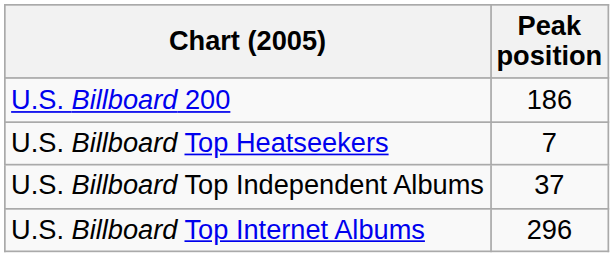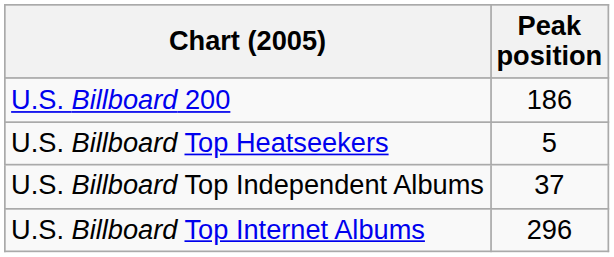(549, 142) 7 -> (549, 142) 5
